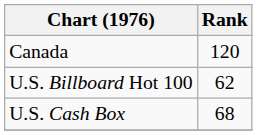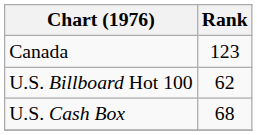(225, 51) 120 -> (225, 51) 123
